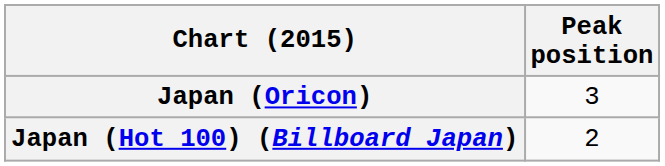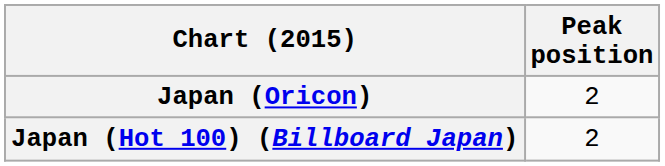(592, 97) 3 -> (592, 97) 2
